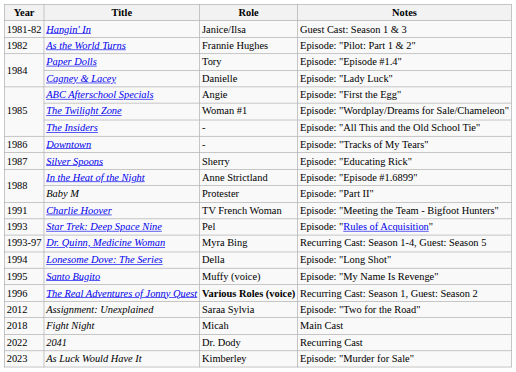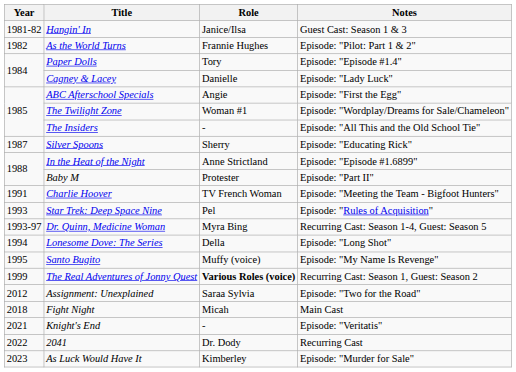- row: (69, 144)
(17, 293) 1996 -> (17, 276) 1999
+ row: (73, 326)
